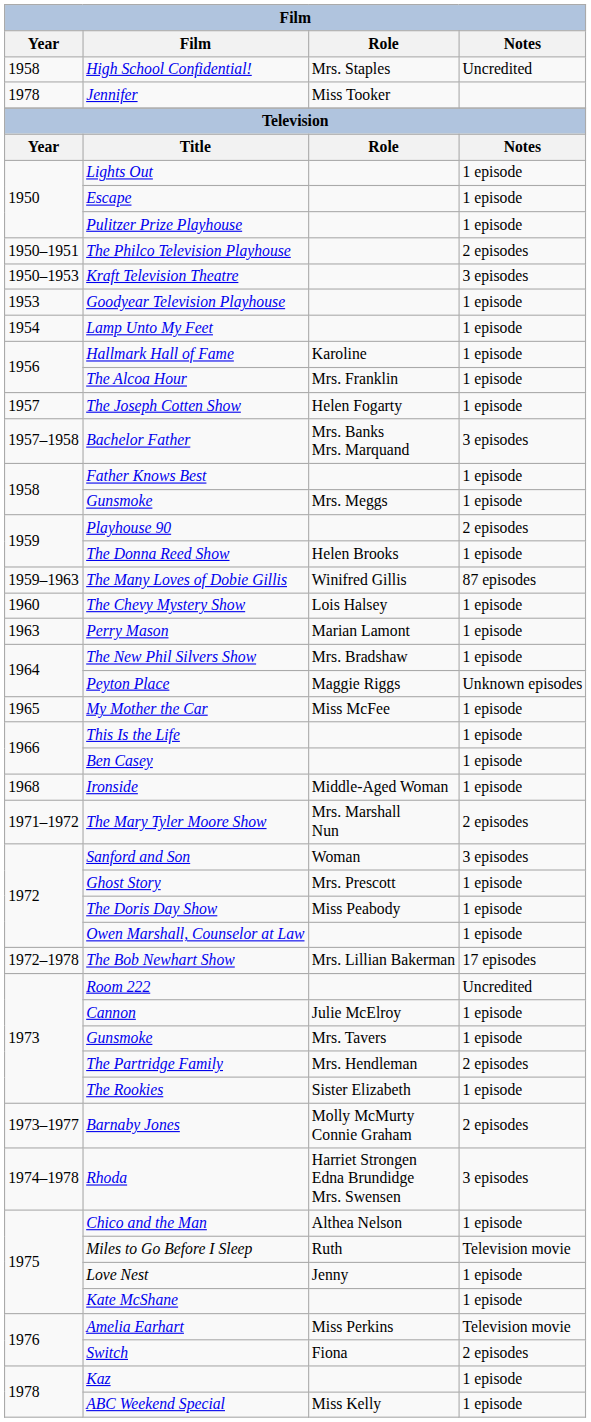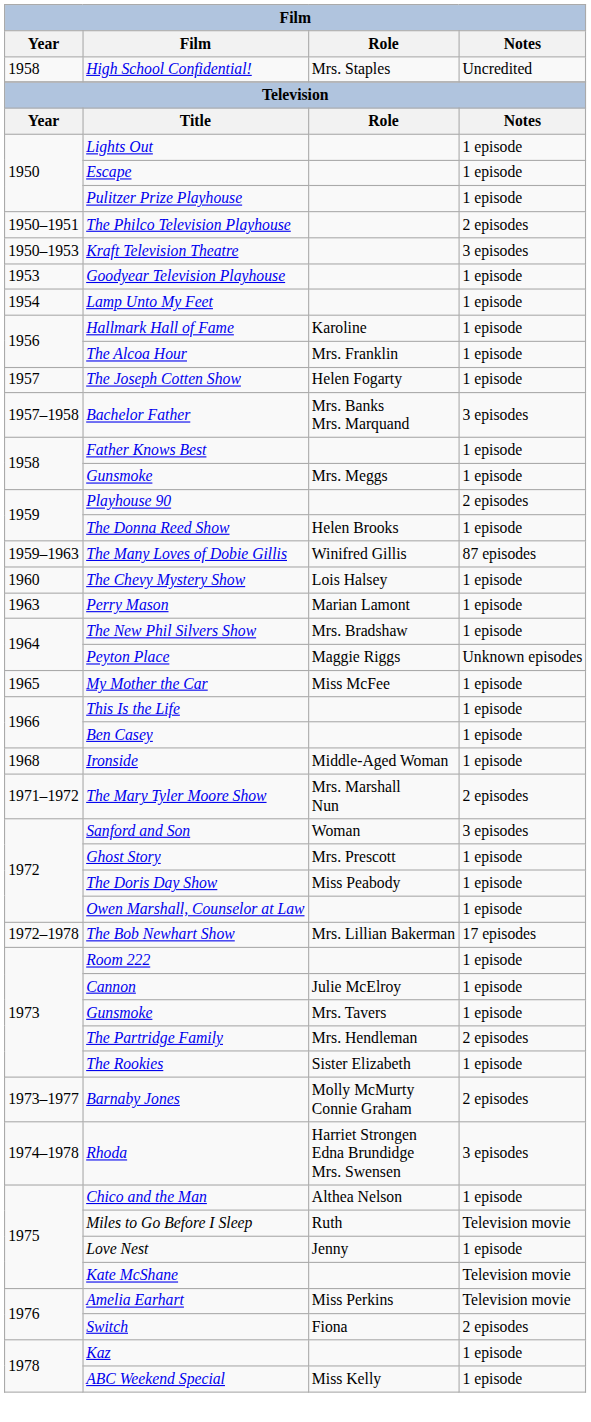- row: (112, 95)
(497, 986) Uncredited -> (492, 960) 1 episode
(492, 1301) 1 episode -> (517, 1275) Television movie
